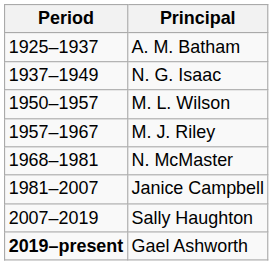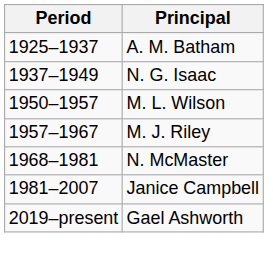- row: (192, 217)
(66, 246) bold -> (63, 217) normal
